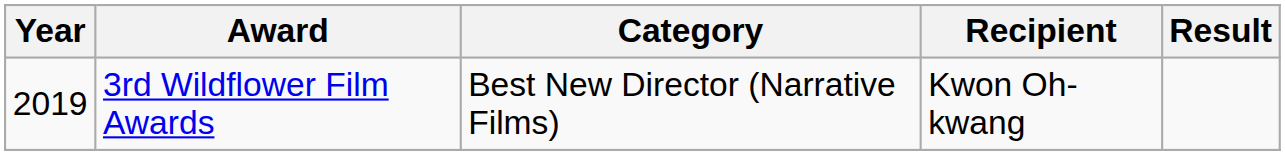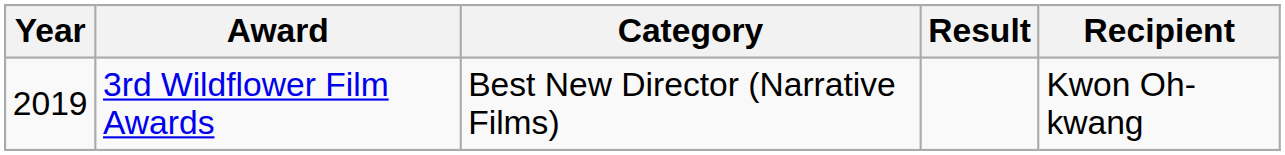columns swapped: (1041, 31) <-> (1221, 31)
